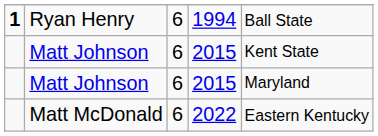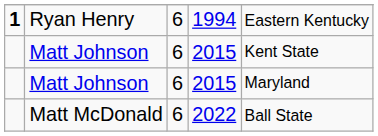(279, 20) Ball State -> (307, 20) Eastern Kentucky
(307, 115) Eastern Kentucky -> (279, 115) Ball State
